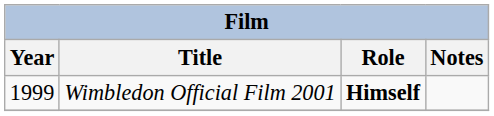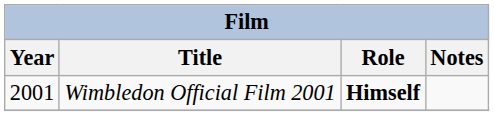(32, 92) 1999 -> (32, 92) 2001
